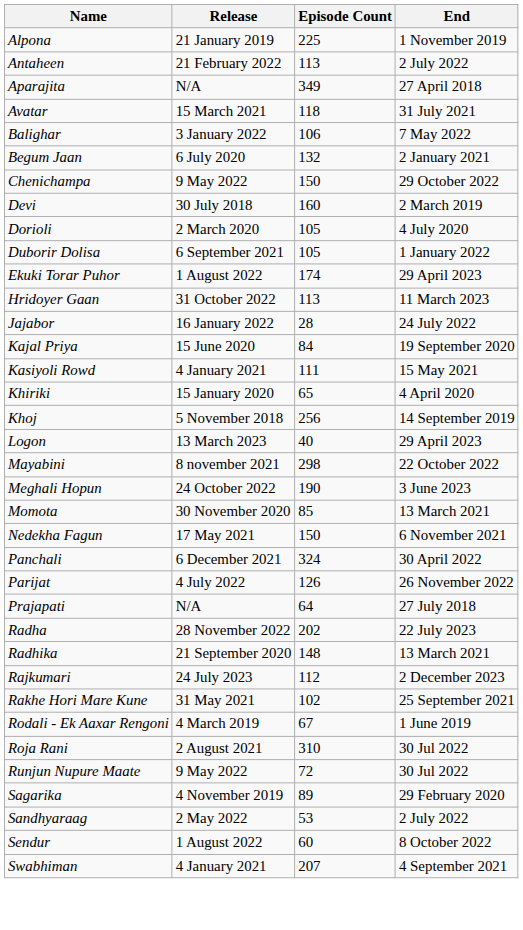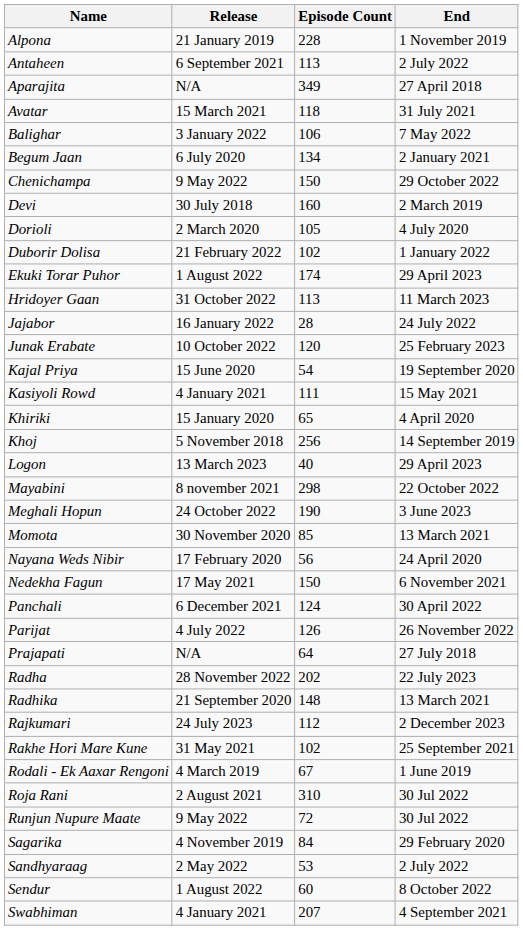(309, 39) 225 -> (309, 39) 228
(229, 63) 21 February 2022 -> (230, 63) 6 September 2021
(309, 157) 132 -> (309, 157) 134
(230, 252) 6 September 2021 -> (229, 252) 21 February 2022
(309, 252) 105 -> (309, 252) 102
+ row: (51, 346)
(306, 346) 84 -> (306, 370) 54
+ row: (66, 559)
(309, 559) 324 -> (309, 606) 124
(306, 795) 89 -> (306, 842) 84
